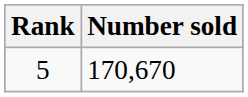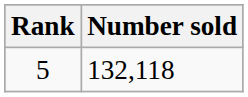(131, 69) 170,670 -> (131, 69) 132,118
